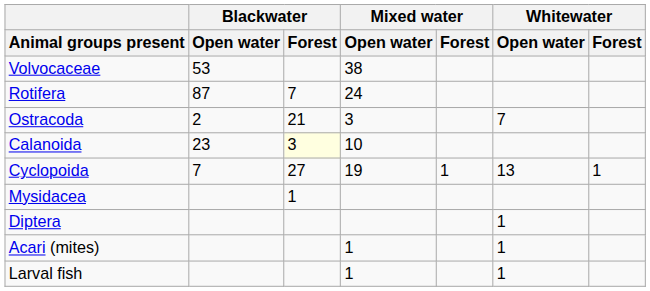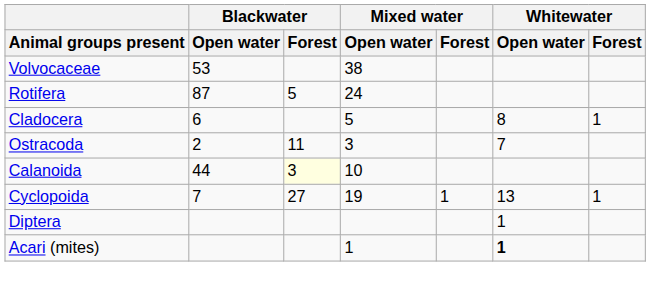(292, 94) 7 -> (292, 94) 5
+ row: (46, 119)
(297, 119) 21 -> (296, 145) 11
(201, 145) 23 -> (201, 171) 44
- row: (47, 196)
(501, 247) normal -> (501, 247) bold
- row: (46, 273)
